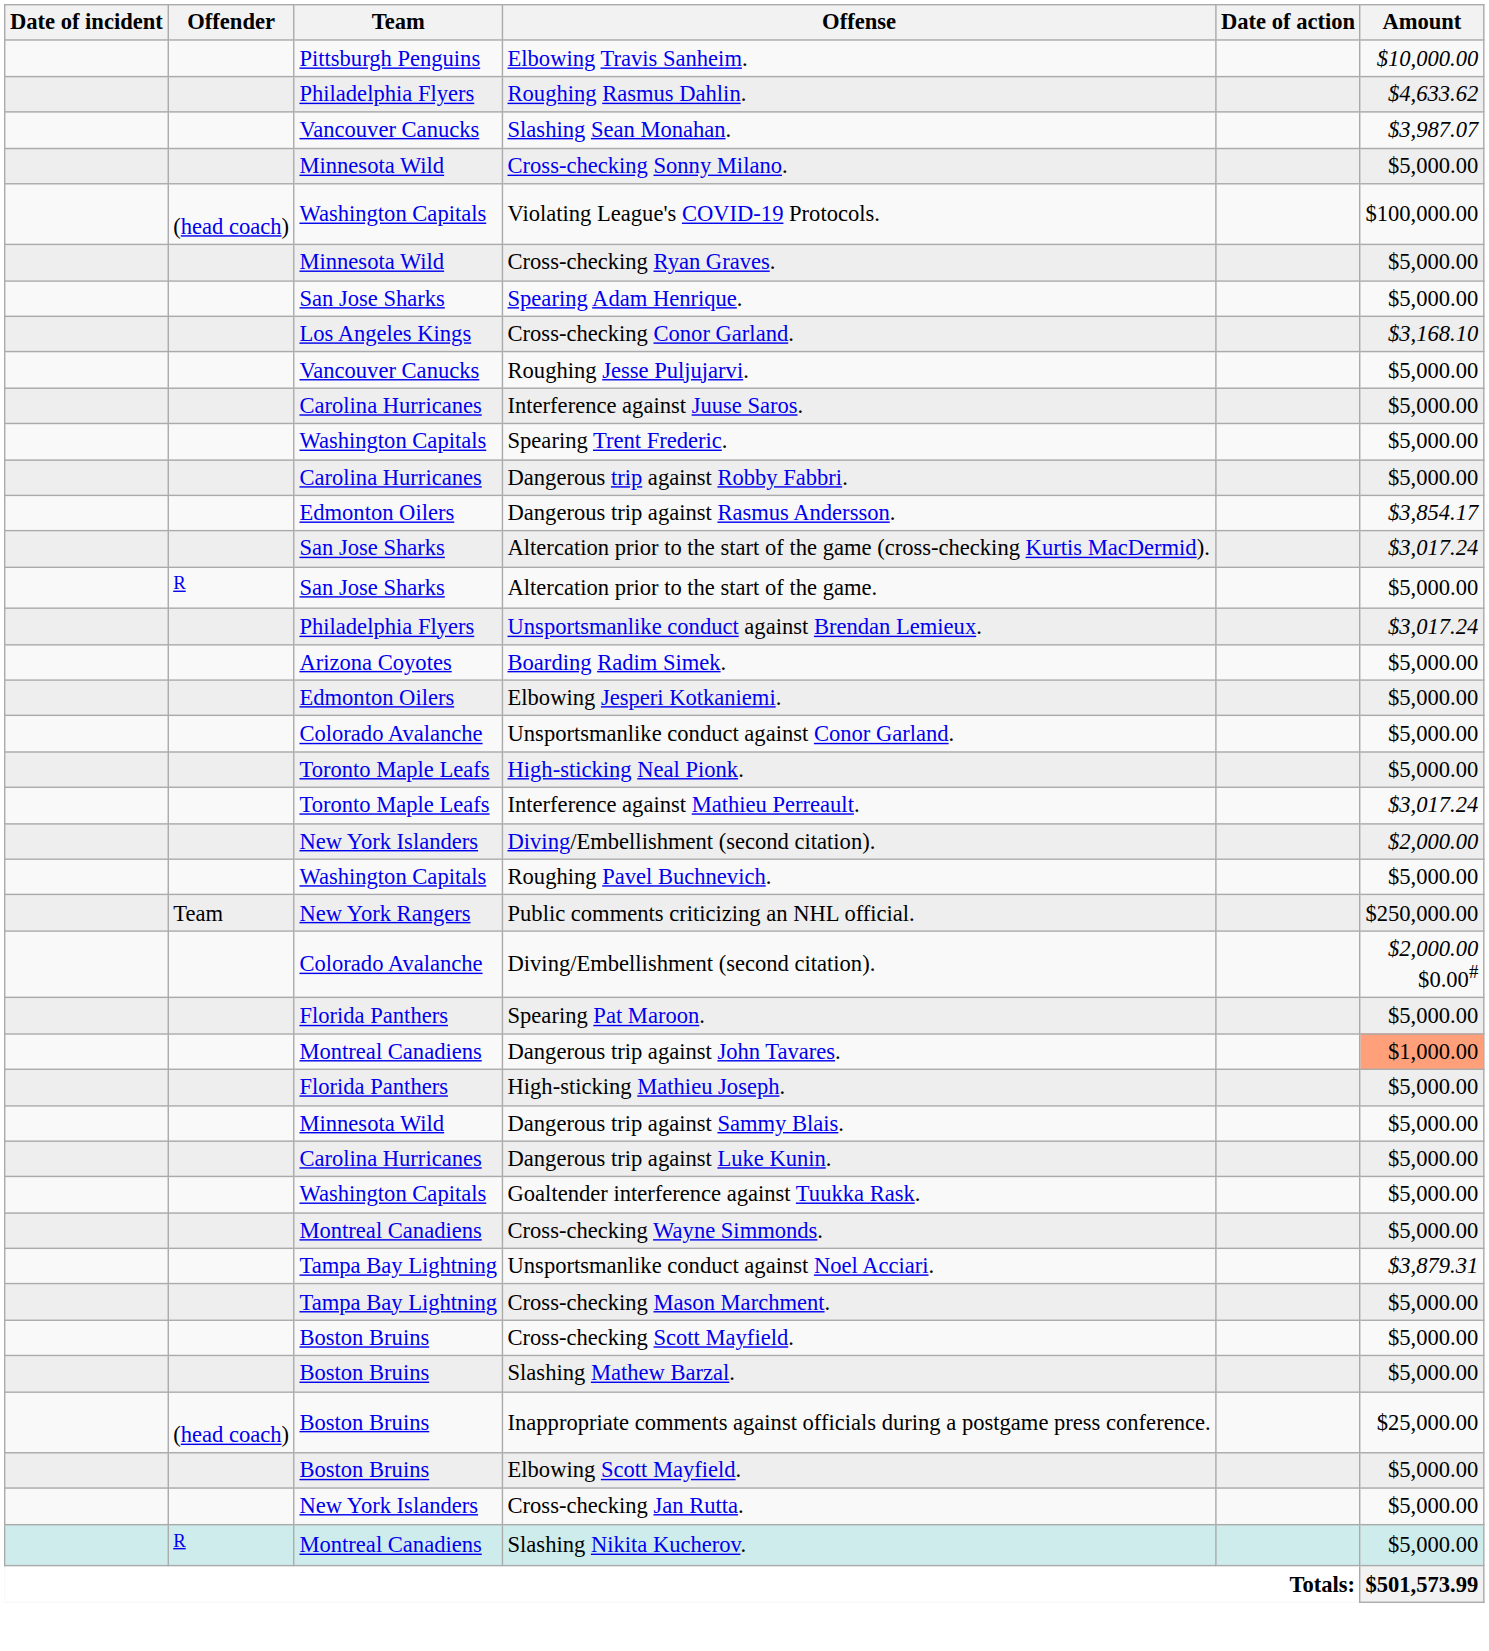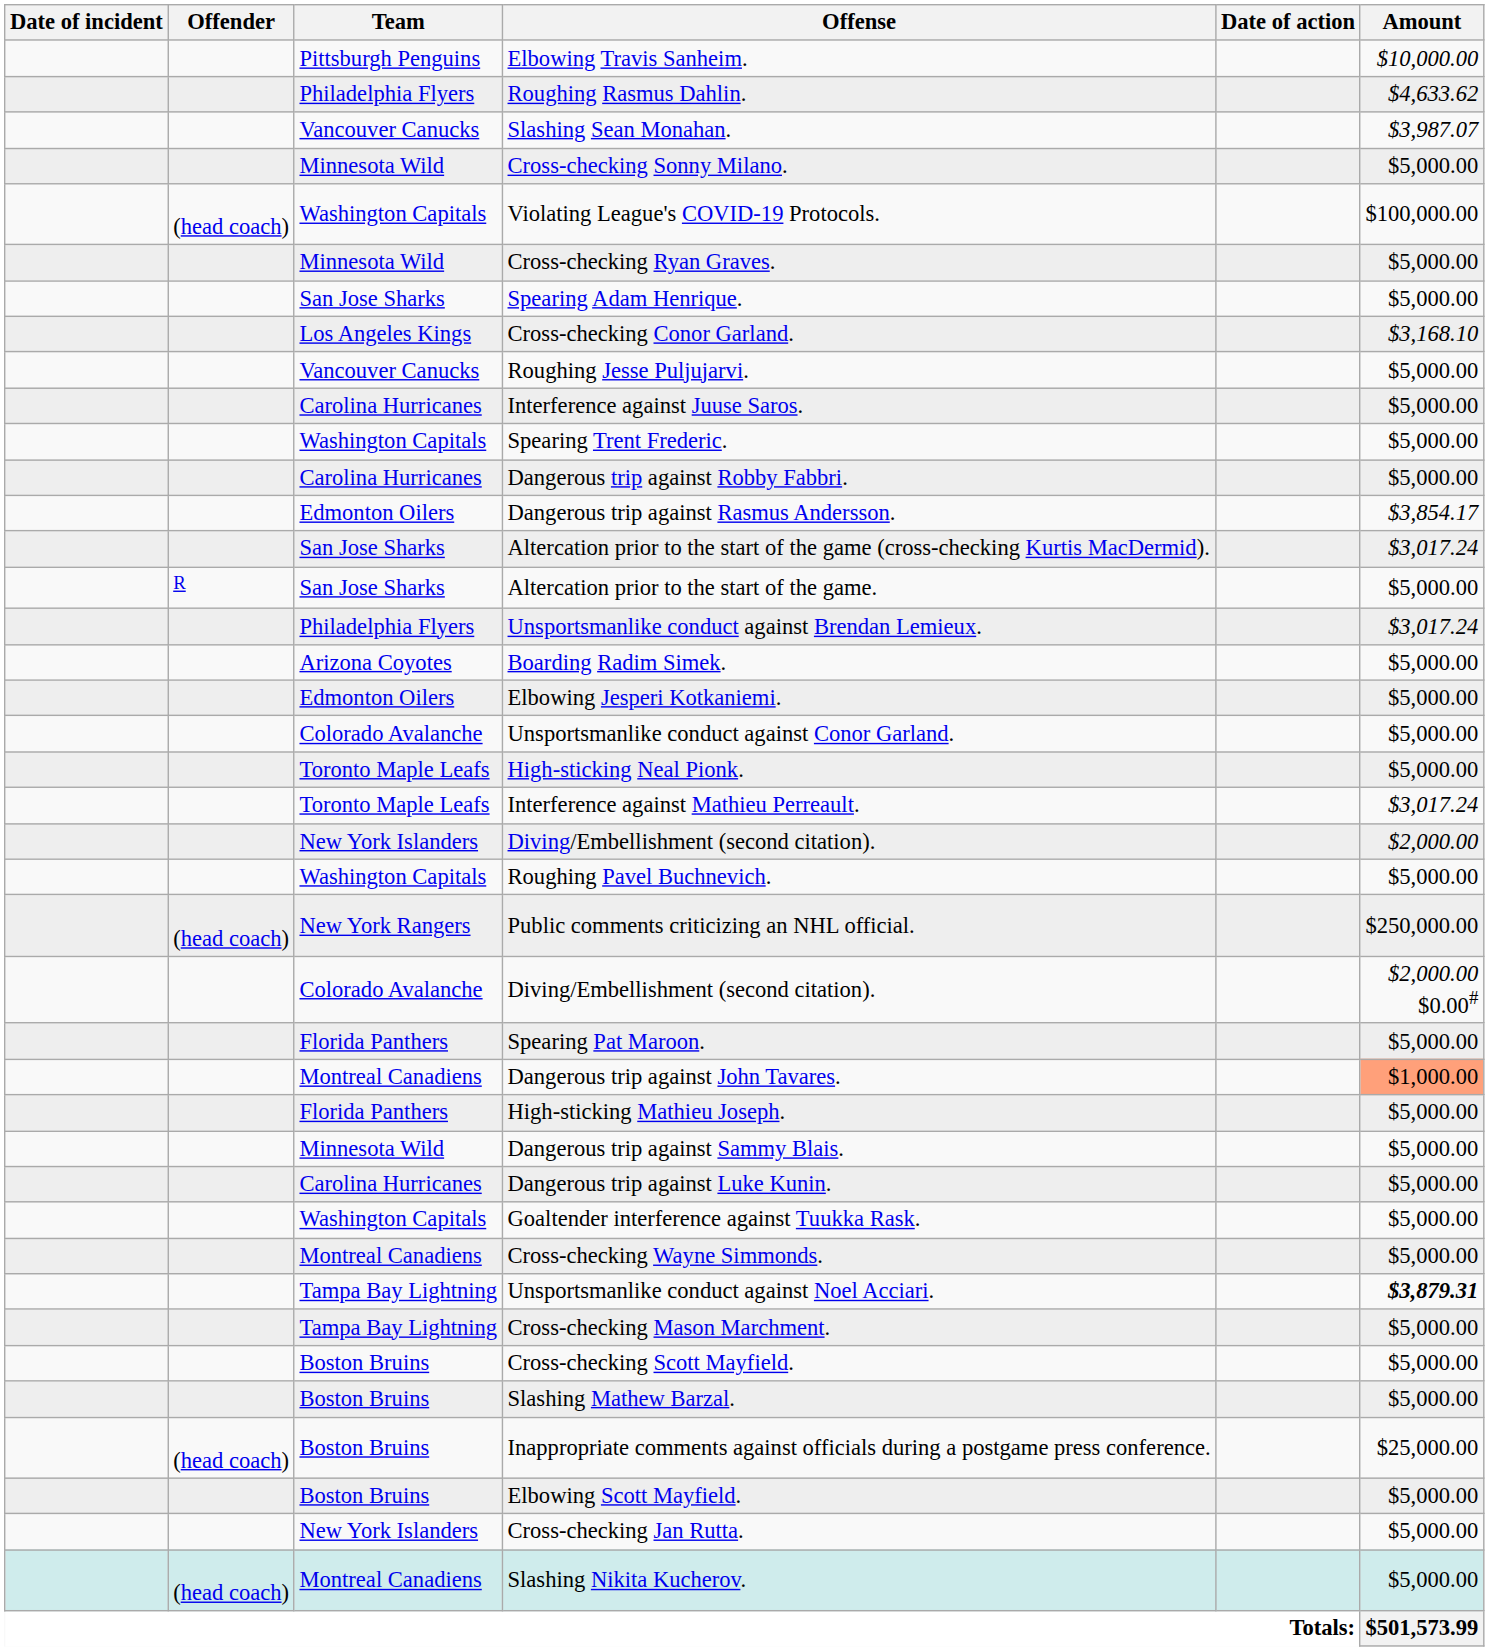(198, 912) Team -> (231, 937) (head coach)
(1433, 1266) normal -> (1433, 1291) bold
(179, 1540) R -> (231, 1592) (head coach)
